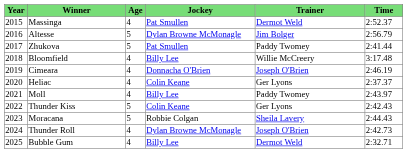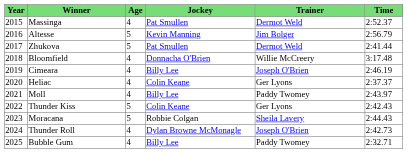(194, 34) Dylan Browne McMonagle -> (173, 34) Kevin Manning
(283, 46) Paddy Twomey -> (279, 46) Dermot Weld
(162, 58) Billy Lee -> (178, 58) Donnacha O'Brien
(178, 70) Donnacha O'Brien -> (162, 70) Billy Lee
(279, 142) Dermot Weld -> (283, 142) Paddy Twomey
